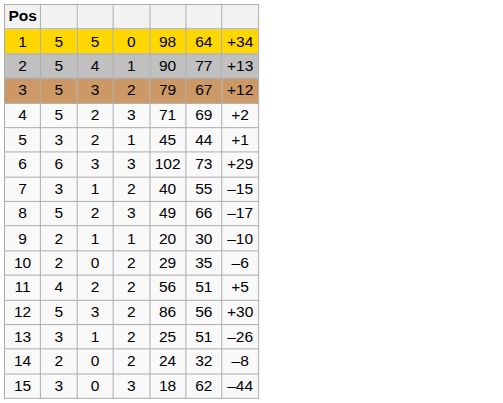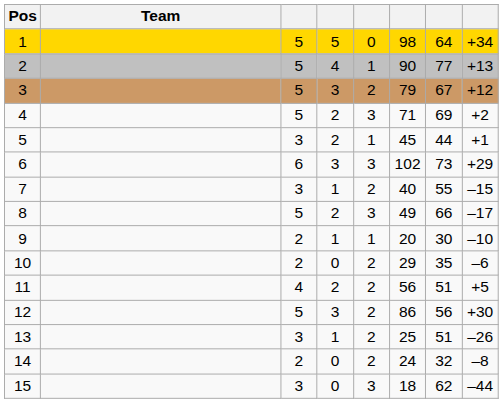+ column: (161, 16)
